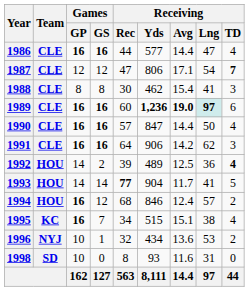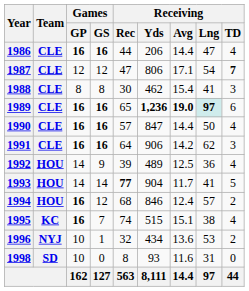(154, 51) 577 -> (154, 51) 206
(126, 107) 60 -> (126, 107) 65
(102, 164) 2 -> (102, 164) 9
(233, 164) bold -> (233, 164) normal
(126, 220) 34 -> (126, 220) 74
